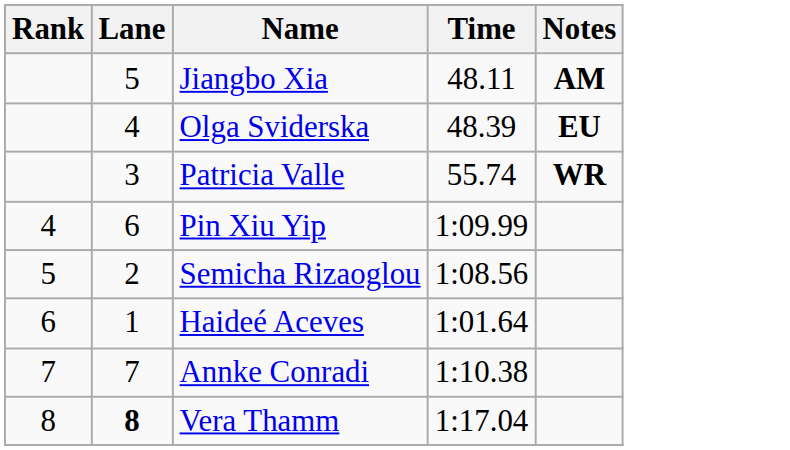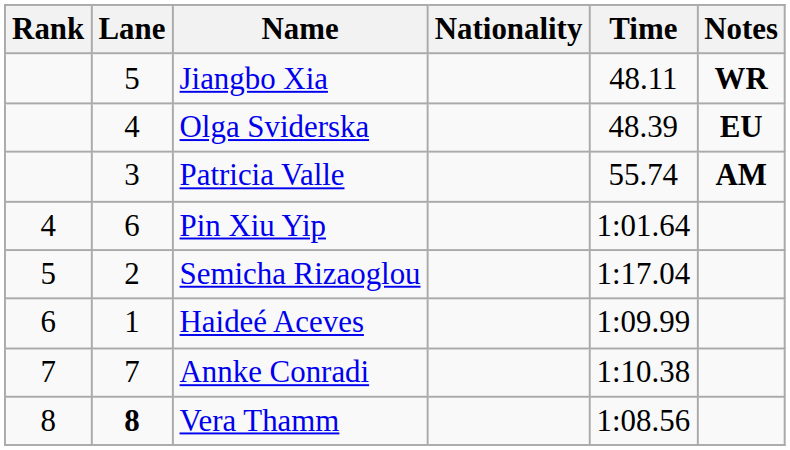+ column: (509, 28)
(579, 77) AM -> (741, 77) WR
(579, 175) WR -> (741, 175) AM
(482, 224) 1:09.99 -> (643, 224) 1:01.64
(482, 273) 1:08.56 -> (643, 273) 1:17.04
(482, 322) 1:01.64 -> (643, 322) 1:09.99
(482, 420) 1:17.04 -> (643, 420) 1:08.56
